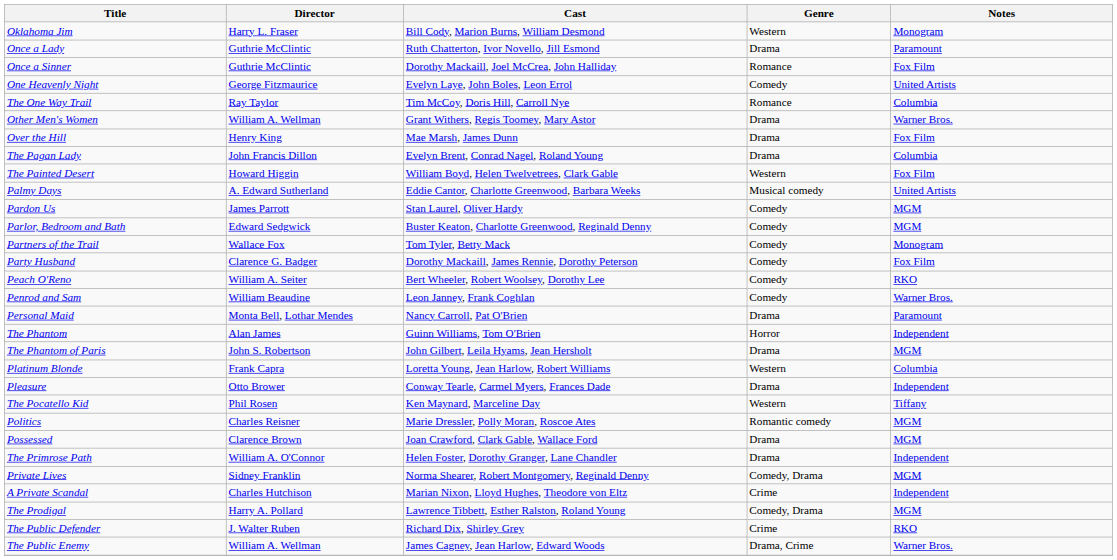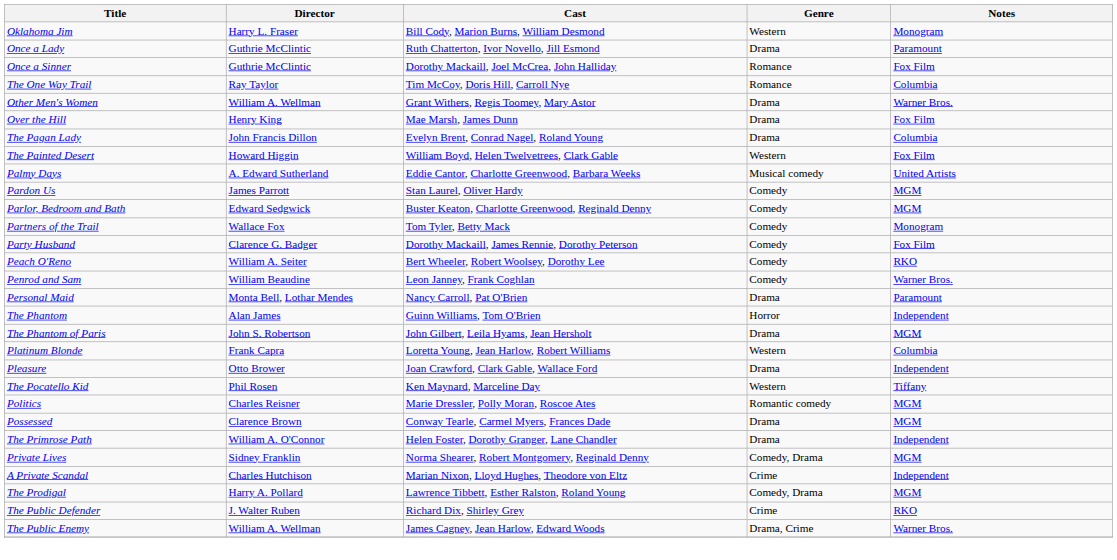- row: (53, 84)
(508, 386) Conway Tearle, Carmel Myers, Frances Dade -> (502, 368) Joan Crawford, Clark Gable, Wallace Ford
(502, 439) Joan Crawford, Clark Gable, Wallace Ford -> (508, 421) Conway Tearle, Carmel Myers, Frances Dade
